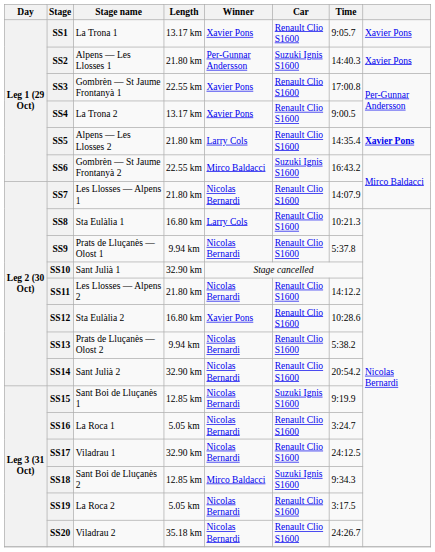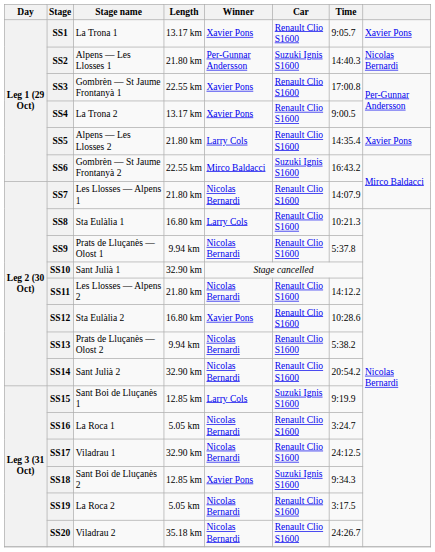(388, 60) Xavier Pons -> (382, 60) Nicolas Bernardi
(390, 140) bold -> (388, 140) normal
(223, 398) Nicolas Bernardi -> (227, 398) Larry Cols
(236, 479) Mirco Baldacci -> (230, 479) Xavier Pons
